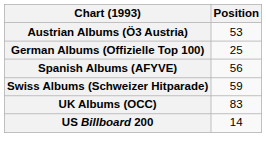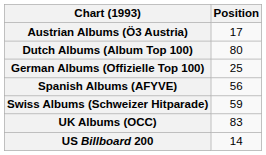(236, 31) 53 -> (236, 31) 17
+ row: (108, 50)
